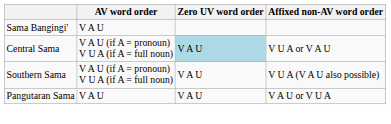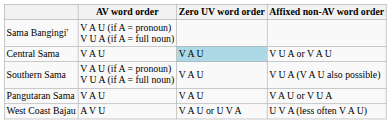(91, 27) V A U -> (127, 33) V A U (if A = pronoun) V U A (if A = full noun)
(126, 48) V A U (if A = pronoun) V U A (if A = full noun) -> (93, 54) V A U
+ row: (41, 111)
